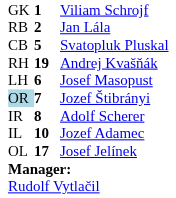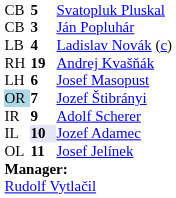- row: (104, 9)
- row: (85, 27)
+ row: (95, 27)
+ row: (114, 45)
(38, 115) 8 -> (34, 115) 9
(42, 133) no background -> (38, 133) lavender background
(42, 151) 17 -> (38, 151) 11
